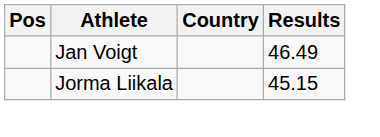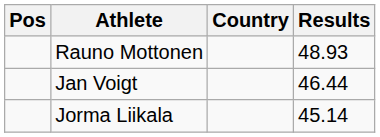+ row: (129, 52)
(293, 52) 46.49 -> (323, 83) 46.44
(293, 83) 45.15 -> (323, 115) 45.14
